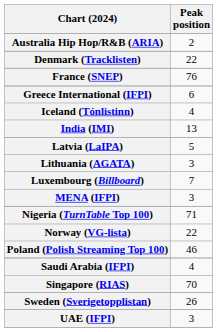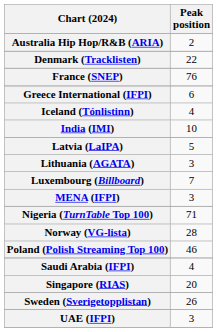(192, 128) 13 -> (192, 128) 10
(192, 232) 22 -> (192, 232) 28
(192, 284) 70 -> (192, 284) 20
